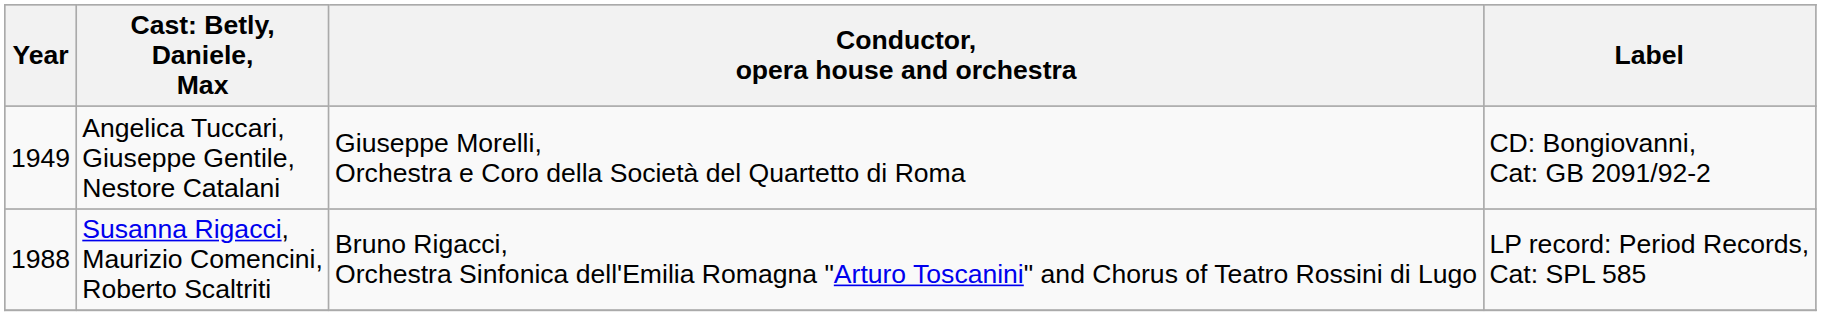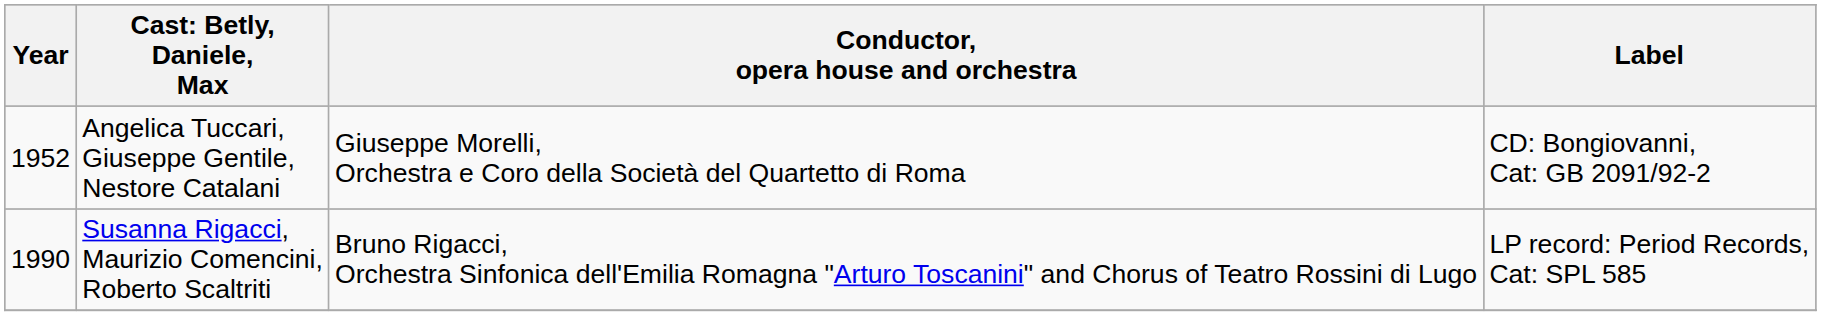(40, 157) 1949 -> (40, 157) 1952
(40, 259) 1988 -> (40, 259) 1990
